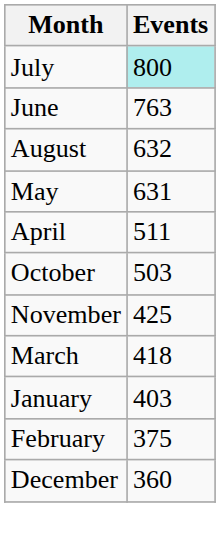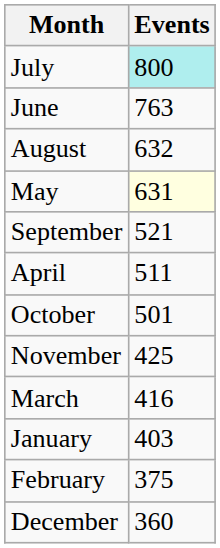(152, 190) no background -> (154, 190) lightyellow background
+ row: (67, 231)
(152, 273) 503 -> (154, 314) 501
(152, 356) 418 -> (154, 397) 416
